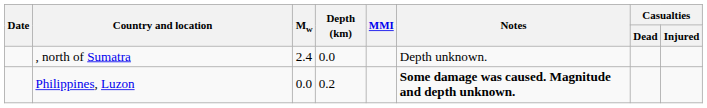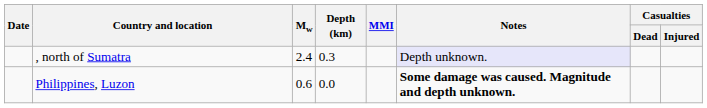(327, 56) 0.0 -> (327, 56) 0.3
(444, 56) no background -> (444, 56) lavender background
(304, 84) 0.0 -> (304, 84) 0.6
(327, 84) 0.2 -> (327, 84) 0.0
